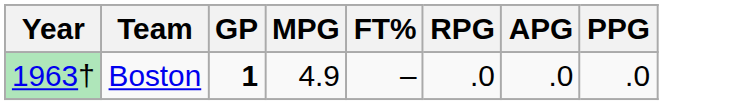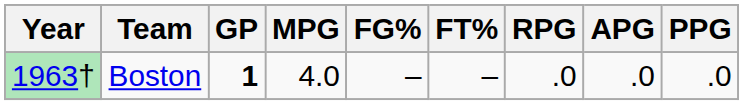+ column: (388, 29)
(319, 76) 4.9 -> (319, 76) 4.0
